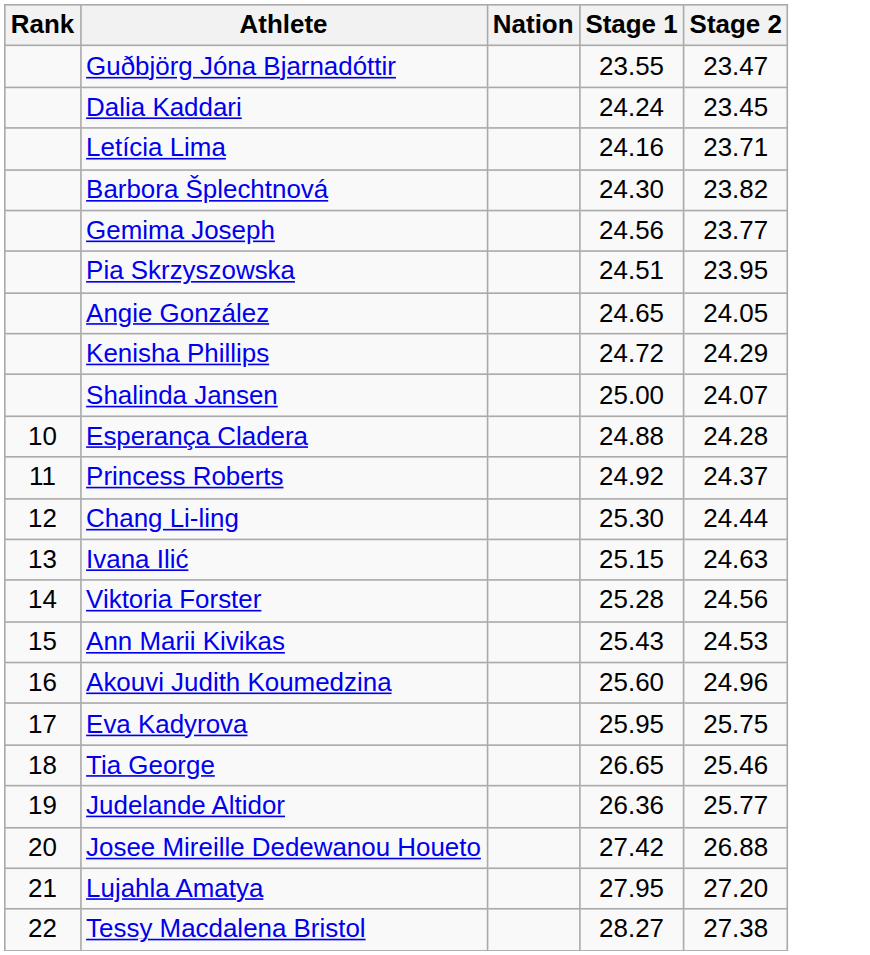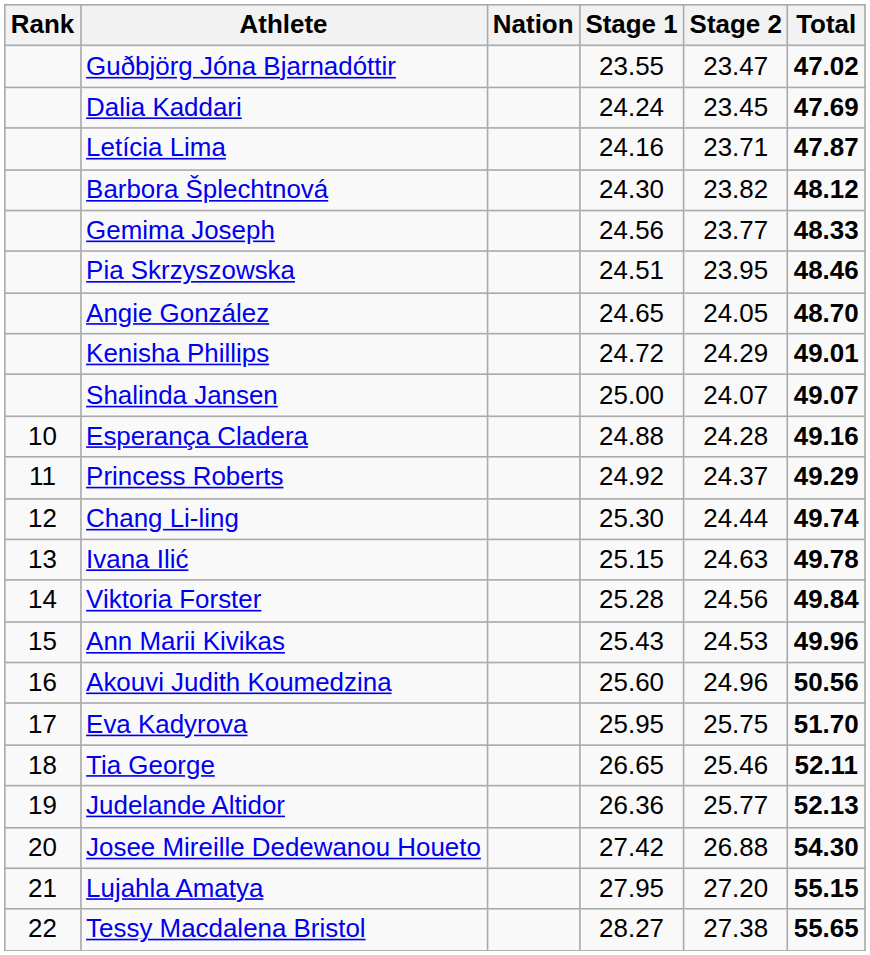+ column: (826, 25)
